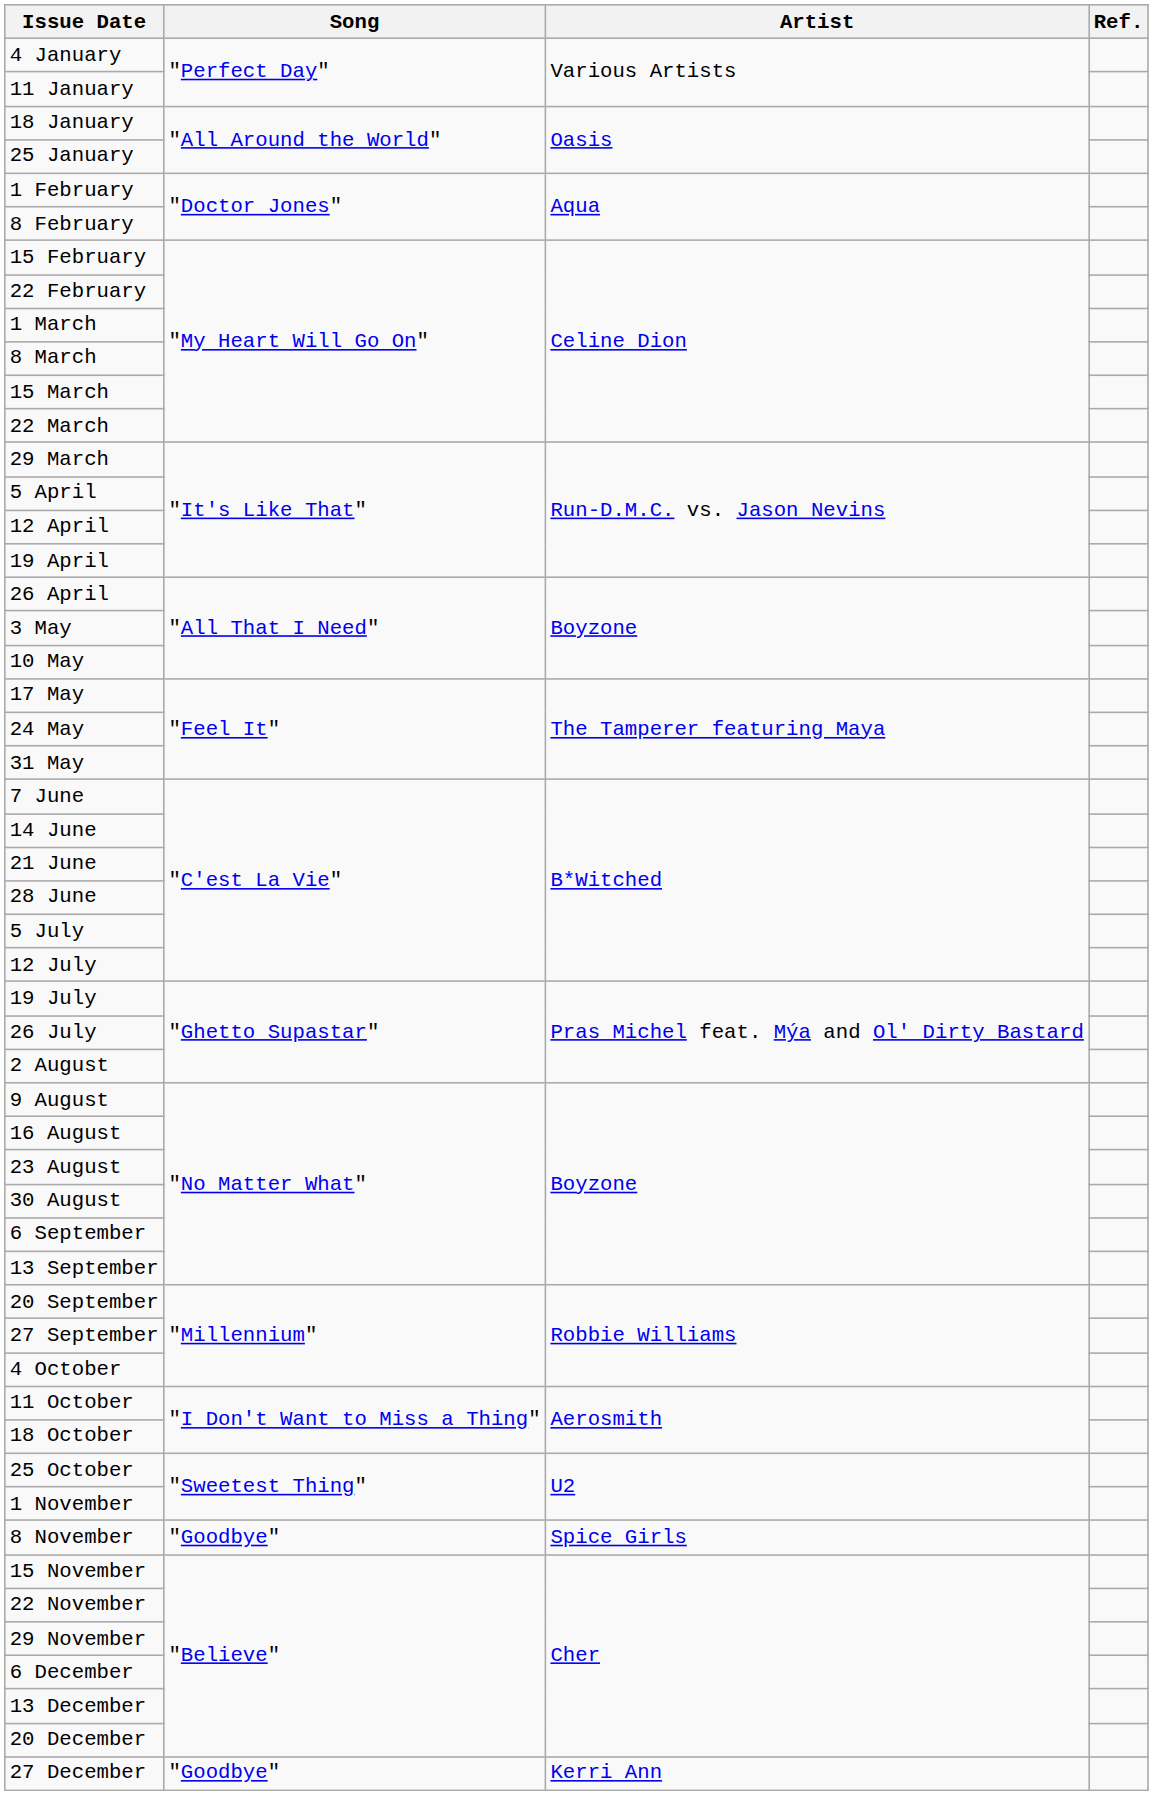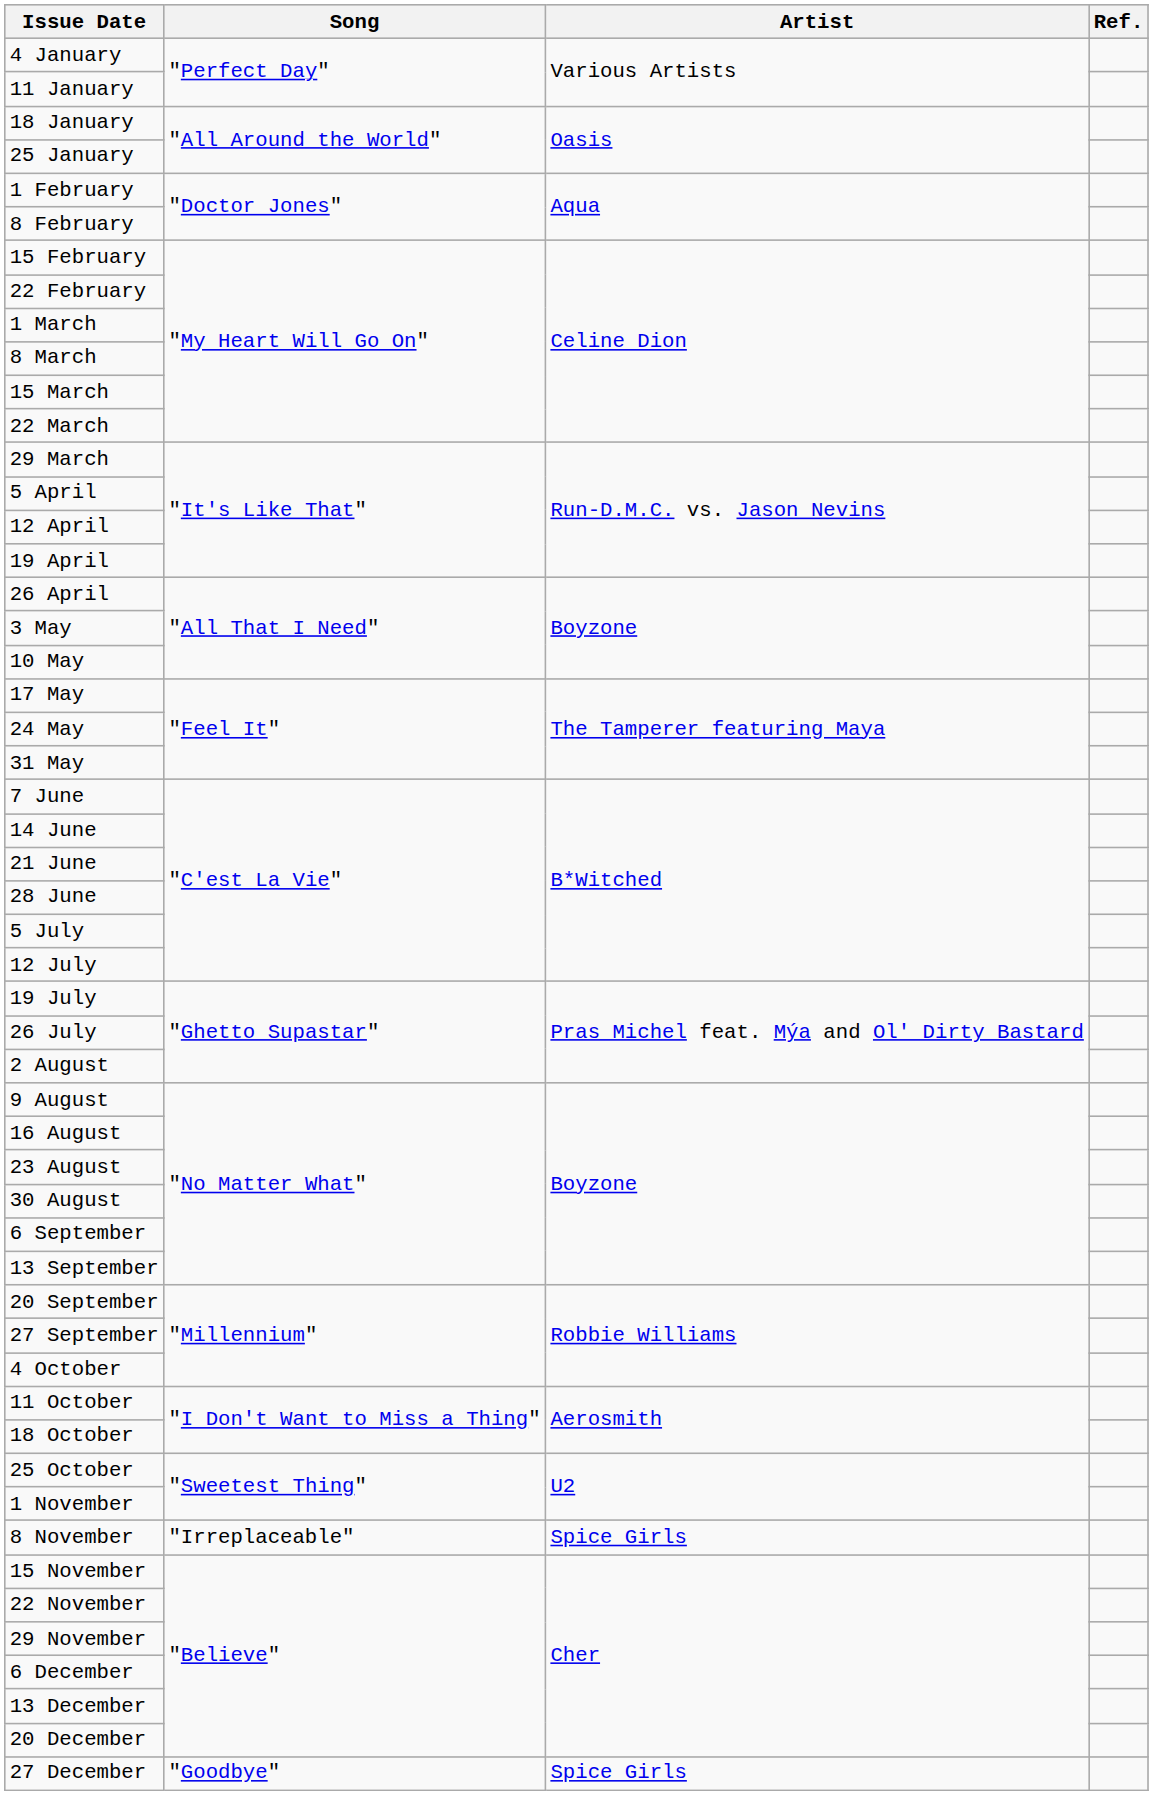(224, 1538) "Goodbye" -> (261, 1538) "Irreplaceable"
(606, 1773) Kerri Ann -> (619, 1773) Spice Girls
